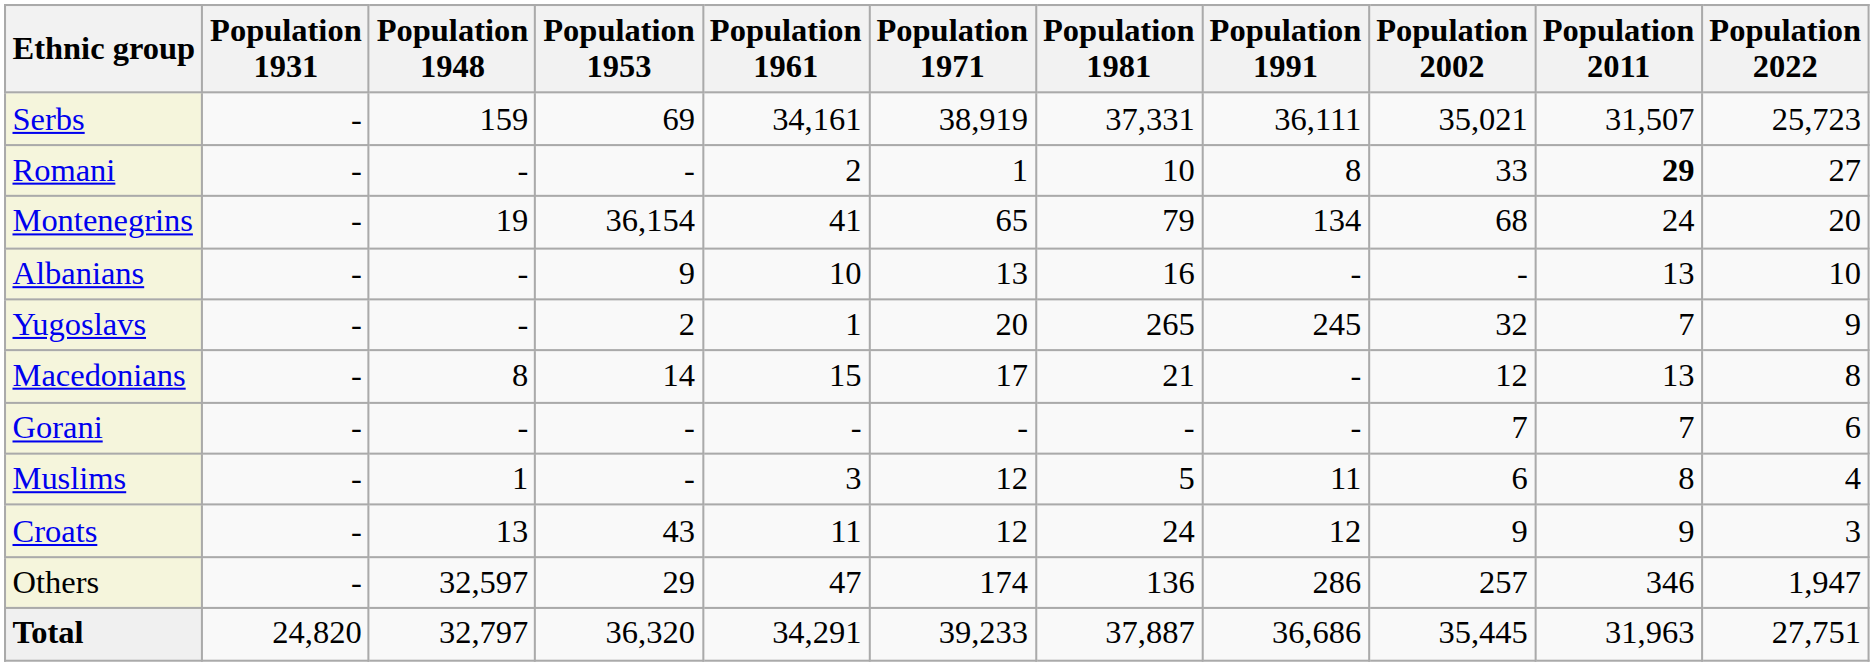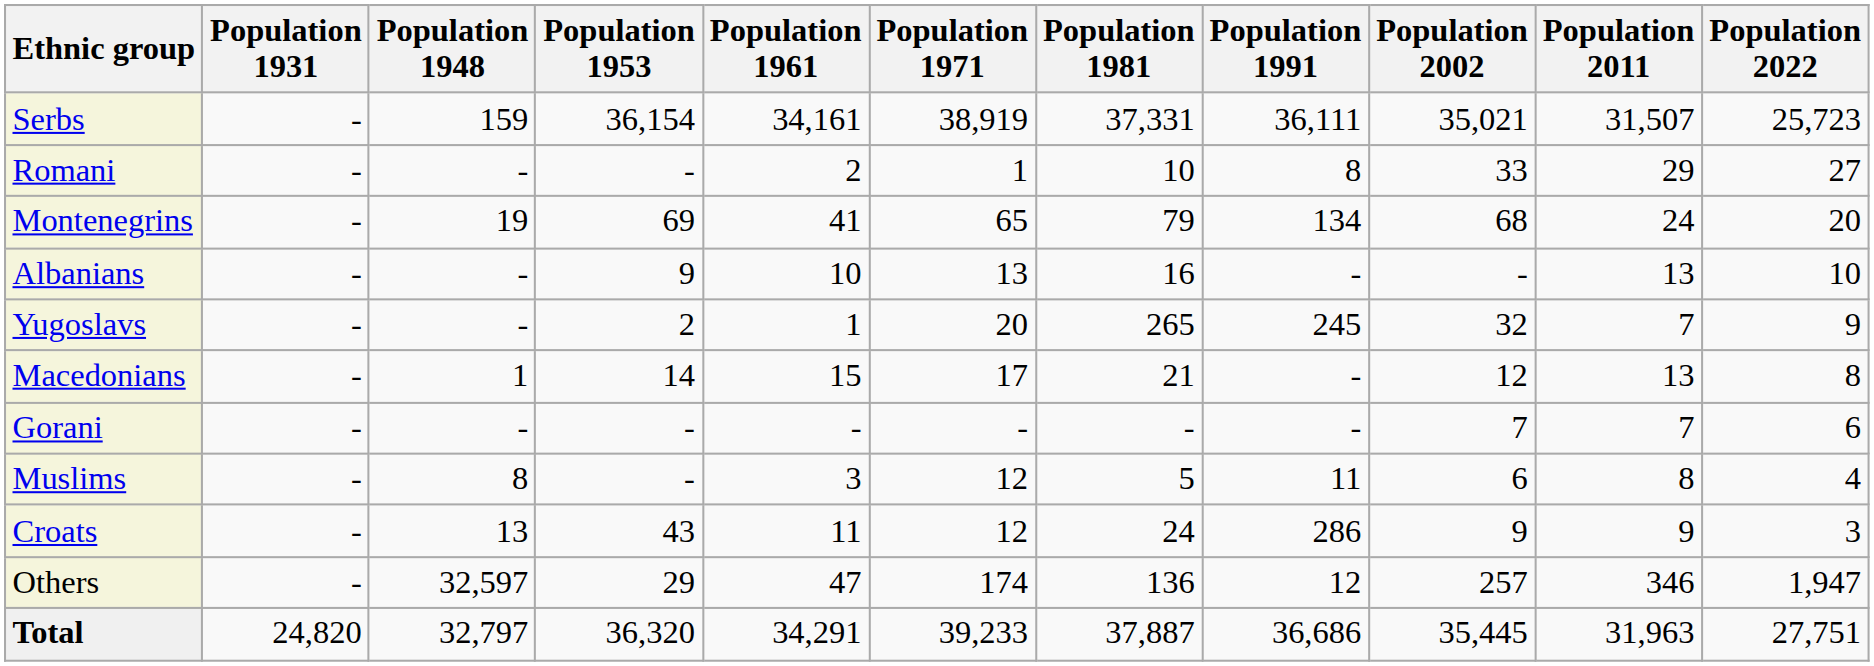(679, 118) 69 -> (650, 118) 36,154
(1678, 169) bold -> (1678, 169) normal
(650, 221) 36,154 -> (679, 221) 69
(520, 375) 8 -> (520, 375) 1
(520, 478) 1 -> (520, 478) 8
(1345, 530) 12 -> (1337, 530) 286
(1337, 581) 286 -> (1345, 581) 12
